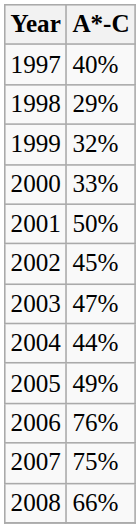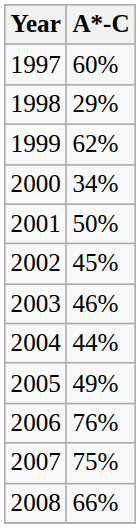(95, 64) 40% -> (95, 64) 60%
(95, 143) 32% -> (95, 143) 62%
(95, 183) 33% -> (95, 183) 34%
(95, 303) 47% -> (95, 303) 46%
